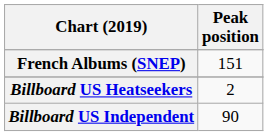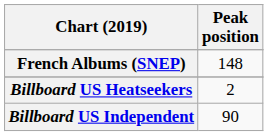(230, 63) 151 -> (230, 63) 148
